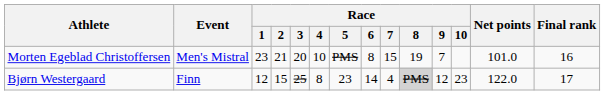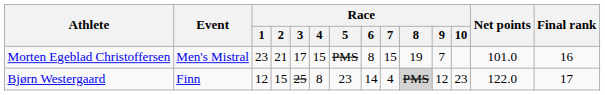(300, 57) 20 -> (300, 57) 17
(319, 57) 10 -> (319, 57) 15
